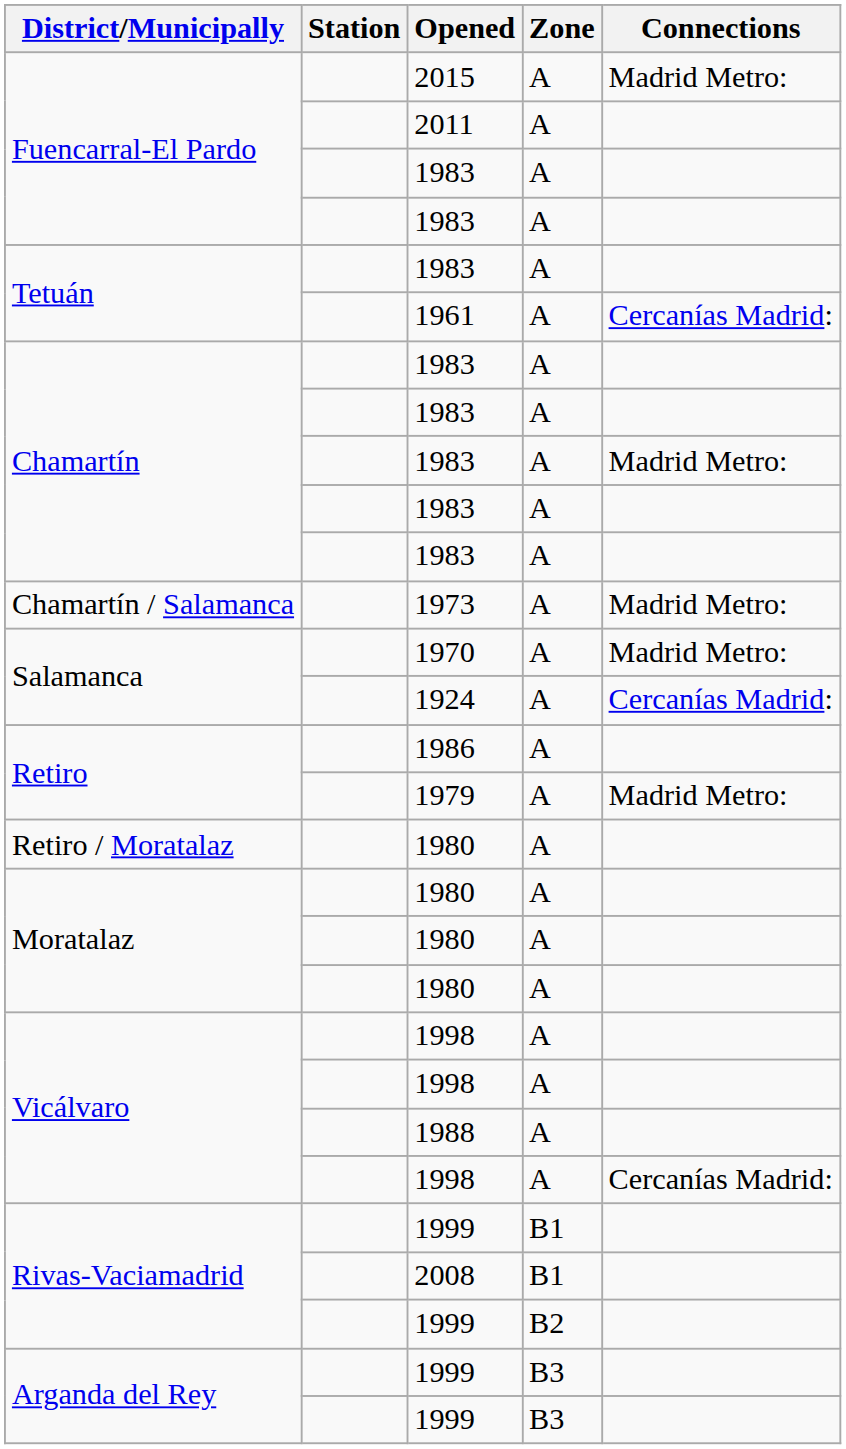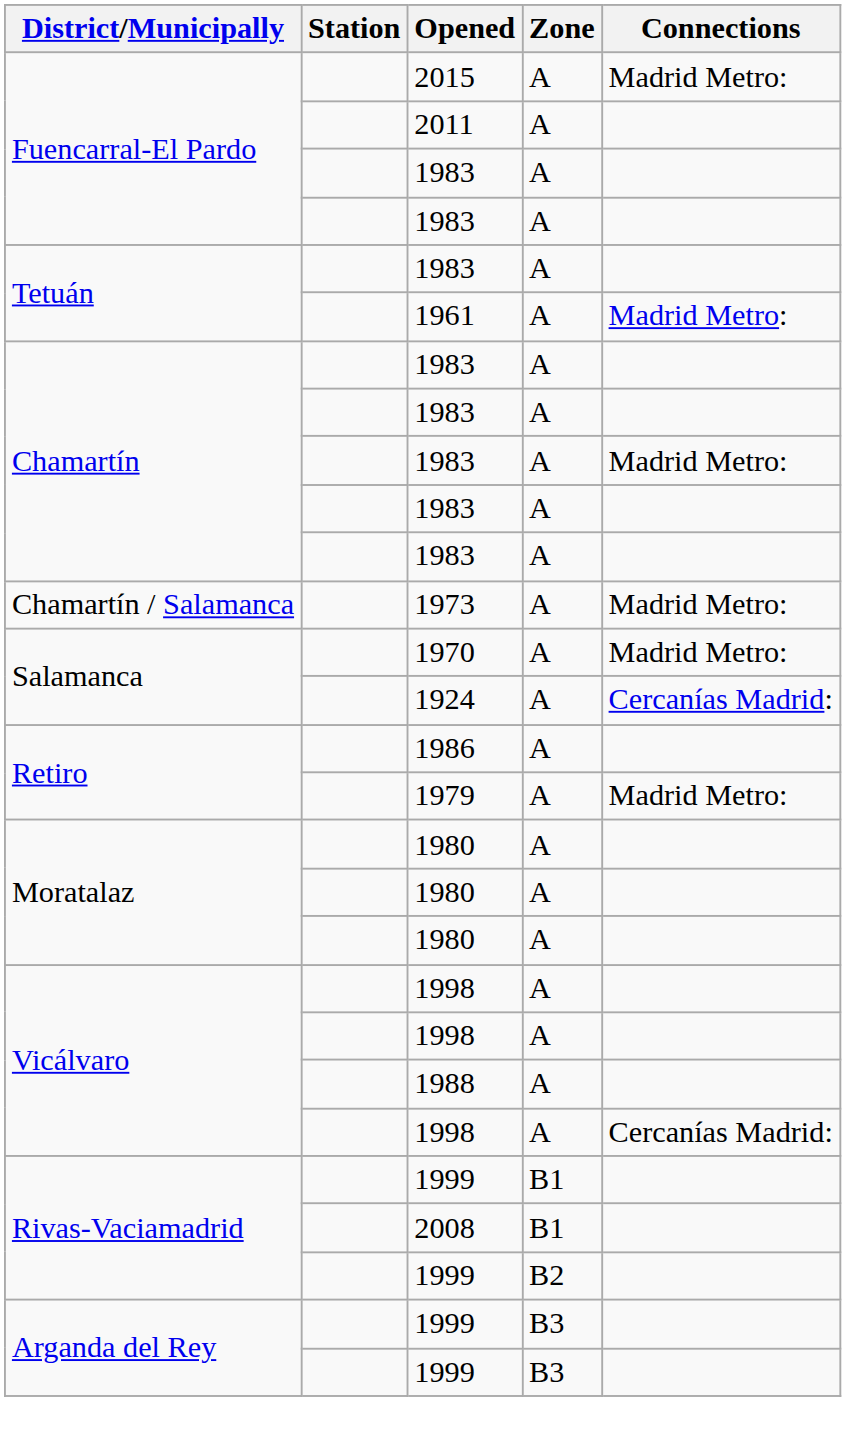(721, 316) Cercanías Madrid: -> (698, 316) Madrid Metro:
- row: (123, 843)
